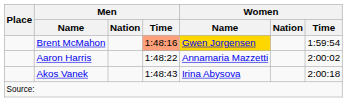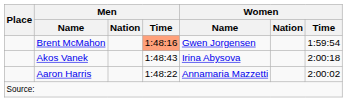(219, 43) gold background -> (219, 43) no background
rows swapped: (64, 58) <-> (62, 74)
